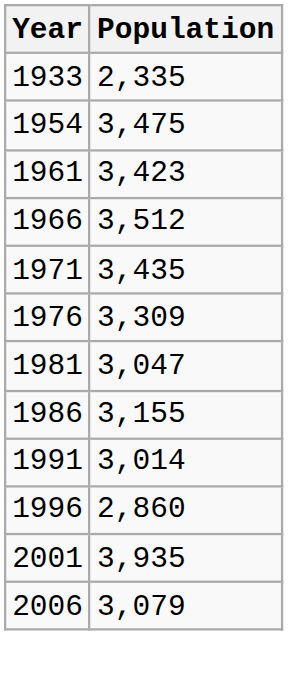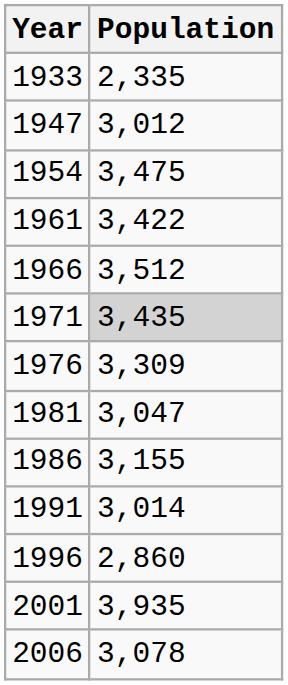+ row: (48, 125)
(141, 173) 3,423 -> (141, 222) 3,422
(141, 270) no background -> (141, 318) lightgrey background
(141, 606) 3,079 -> (141, 654) 3,078
